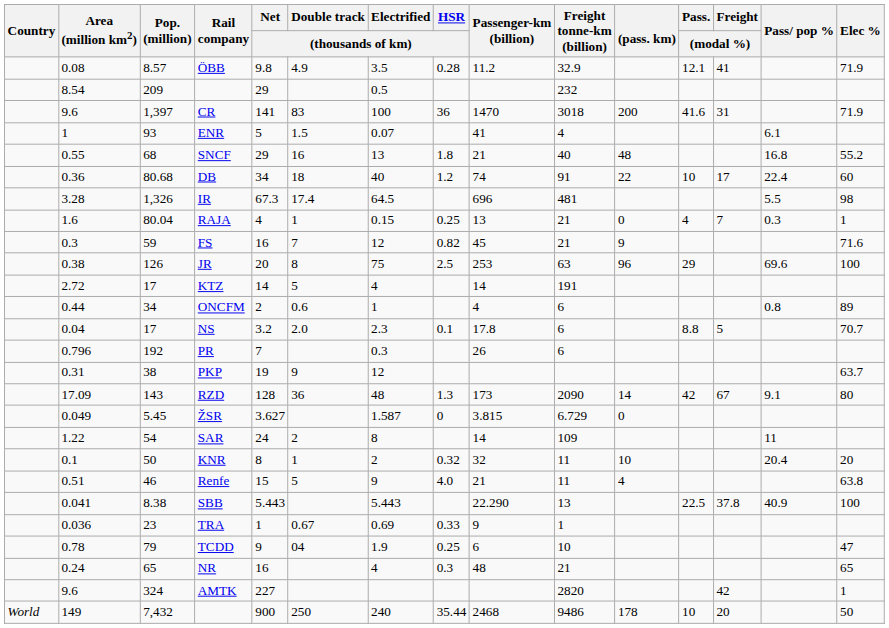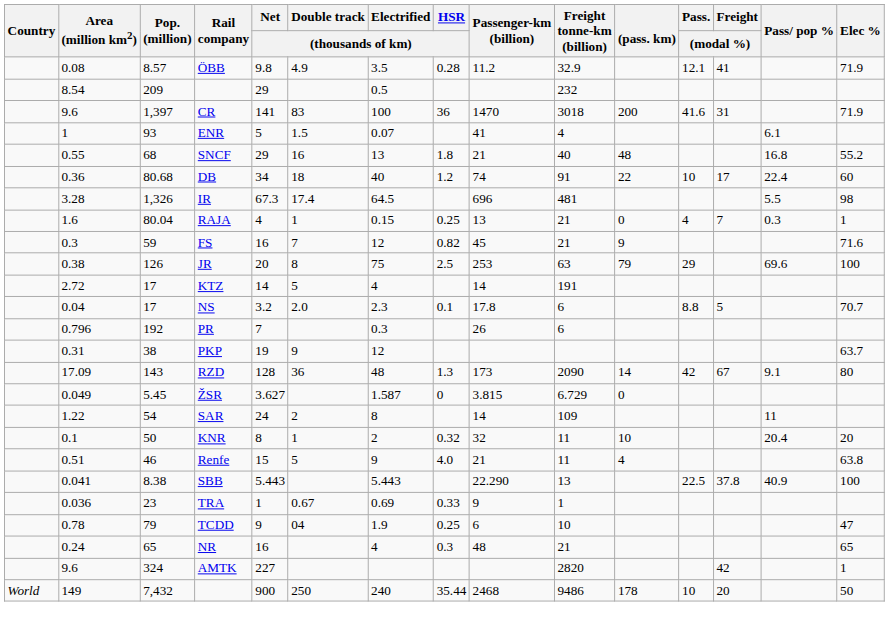(625, 263) 96 -> (625, 263) 79
- row: (73, 307)
